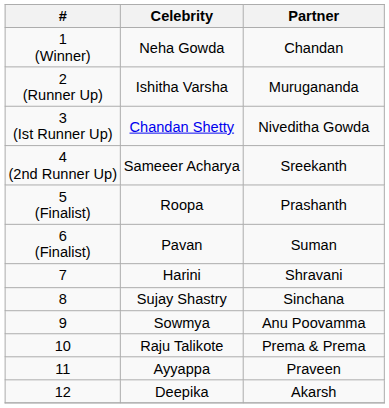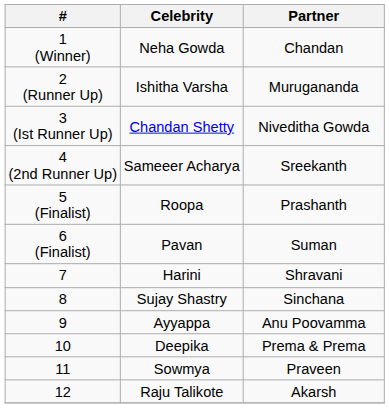(182, 322) Sowmya -> (182, 322) Ayyappa
(182, 345) Raju Talikote -> (182, 345) Deepika
(182, 368) Ayyappa -> (182, 368) Sowmya
(182, 391) Deepika -> (182, 391) Raju Talikote
